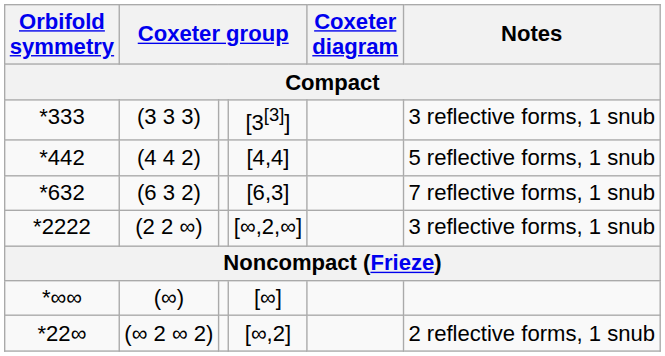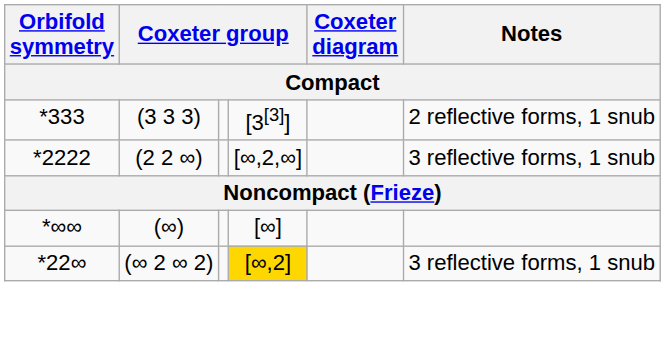(532, 116) 3 reflective forms, 1 snub -> (532, 116) 2 reflective forms, 1 snub
- row: (62, 157)
- row: (62, 192)
(268, 332) no background -> (268, 262) gold background
(532, 332) 2 reflective forms, 1 snub -> (532, 262) 3 reflective forms, 1 snub
